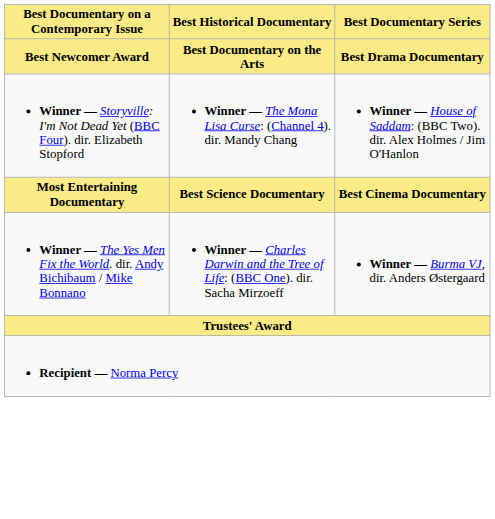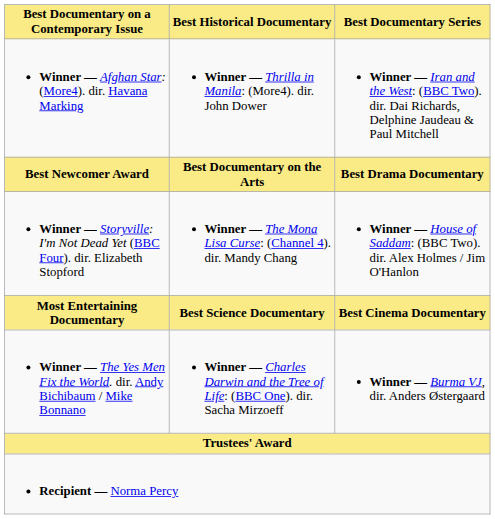+ row: (87, 91)
